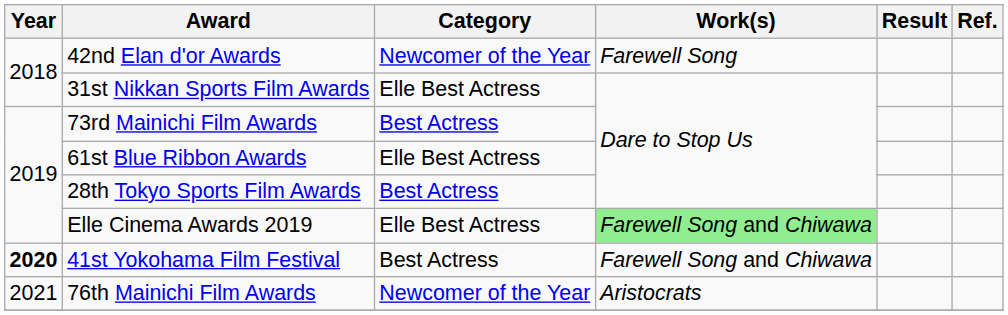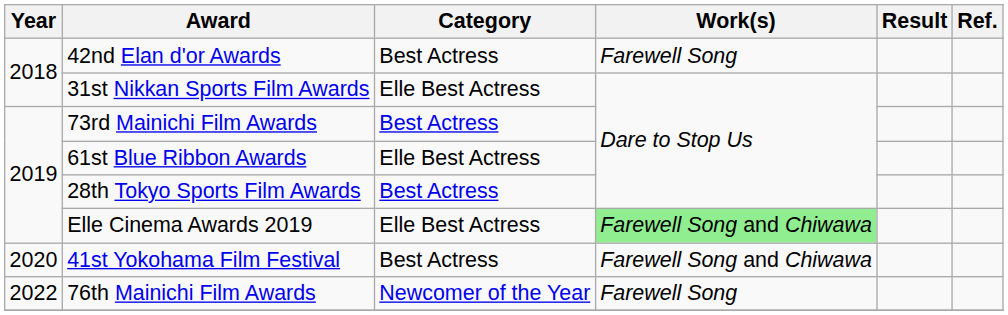(485, 55) Newcomer of the Year -> (439, 55) Best Actress
(33, 259) bold -> (33, 259) normal
(33, 293) 2021 -> (33, 293) 2022
(651, 293) Aristocrats -> (669, 293) Farewell Song
